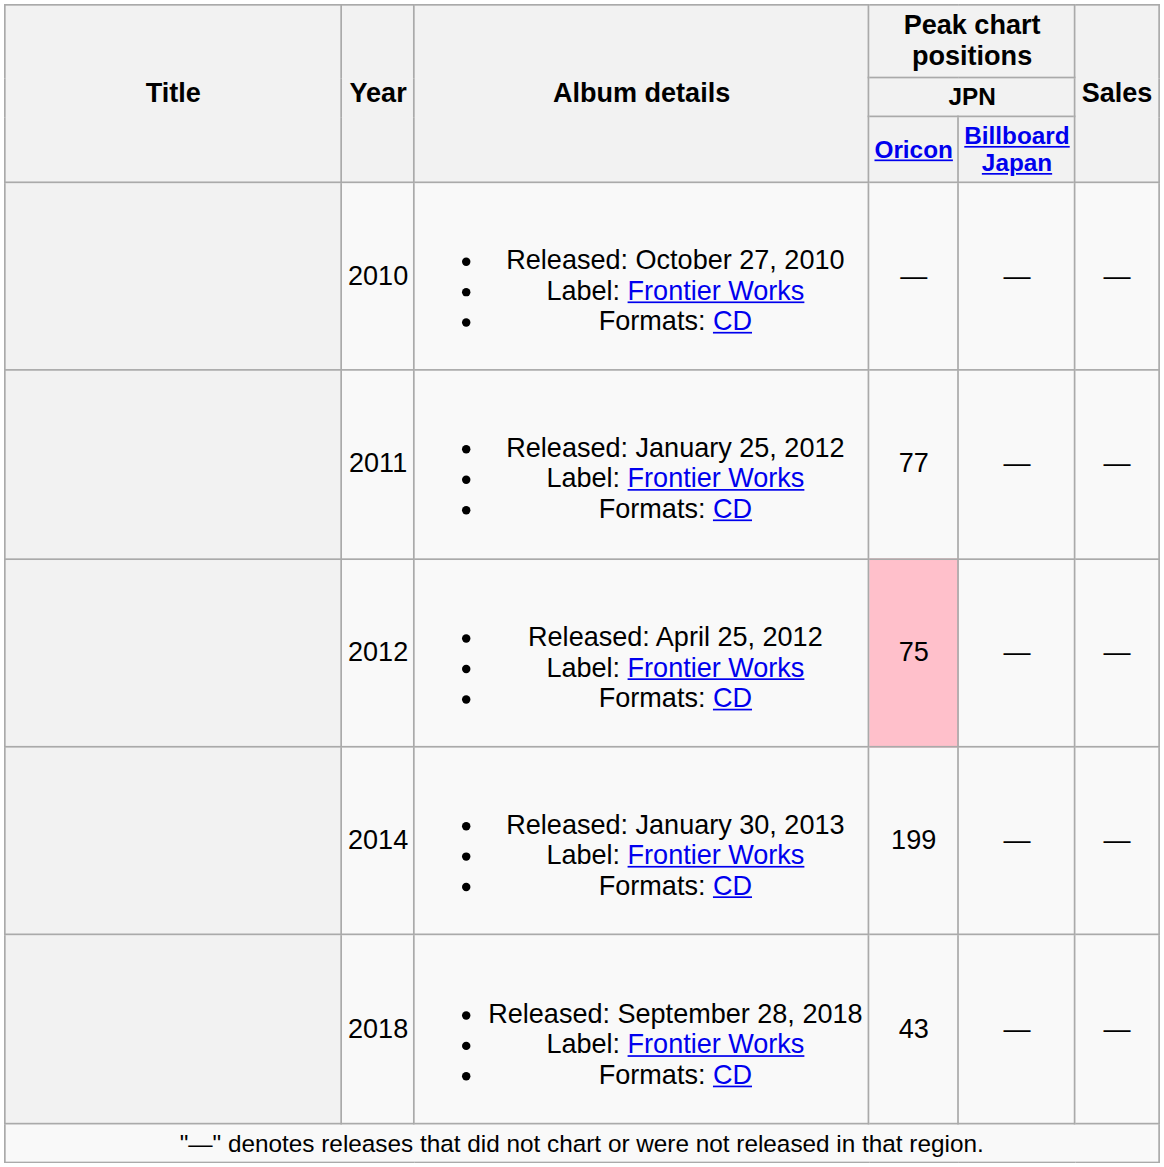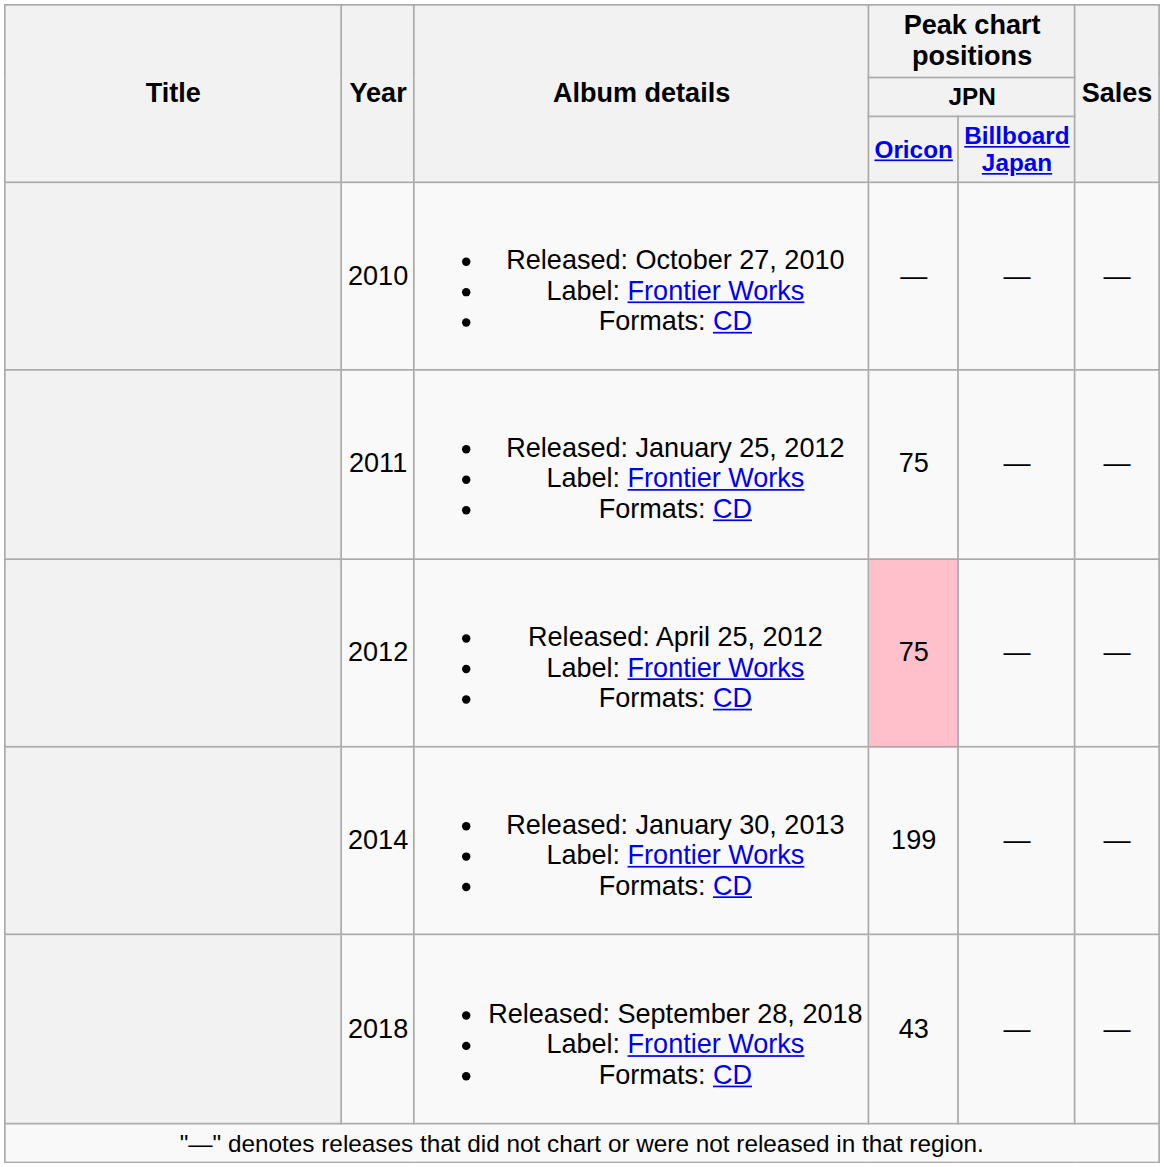(914, 464) 77 -> (914, 464) 75
